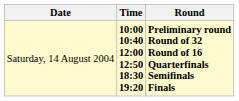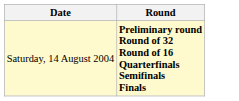- column: (131, 12)
